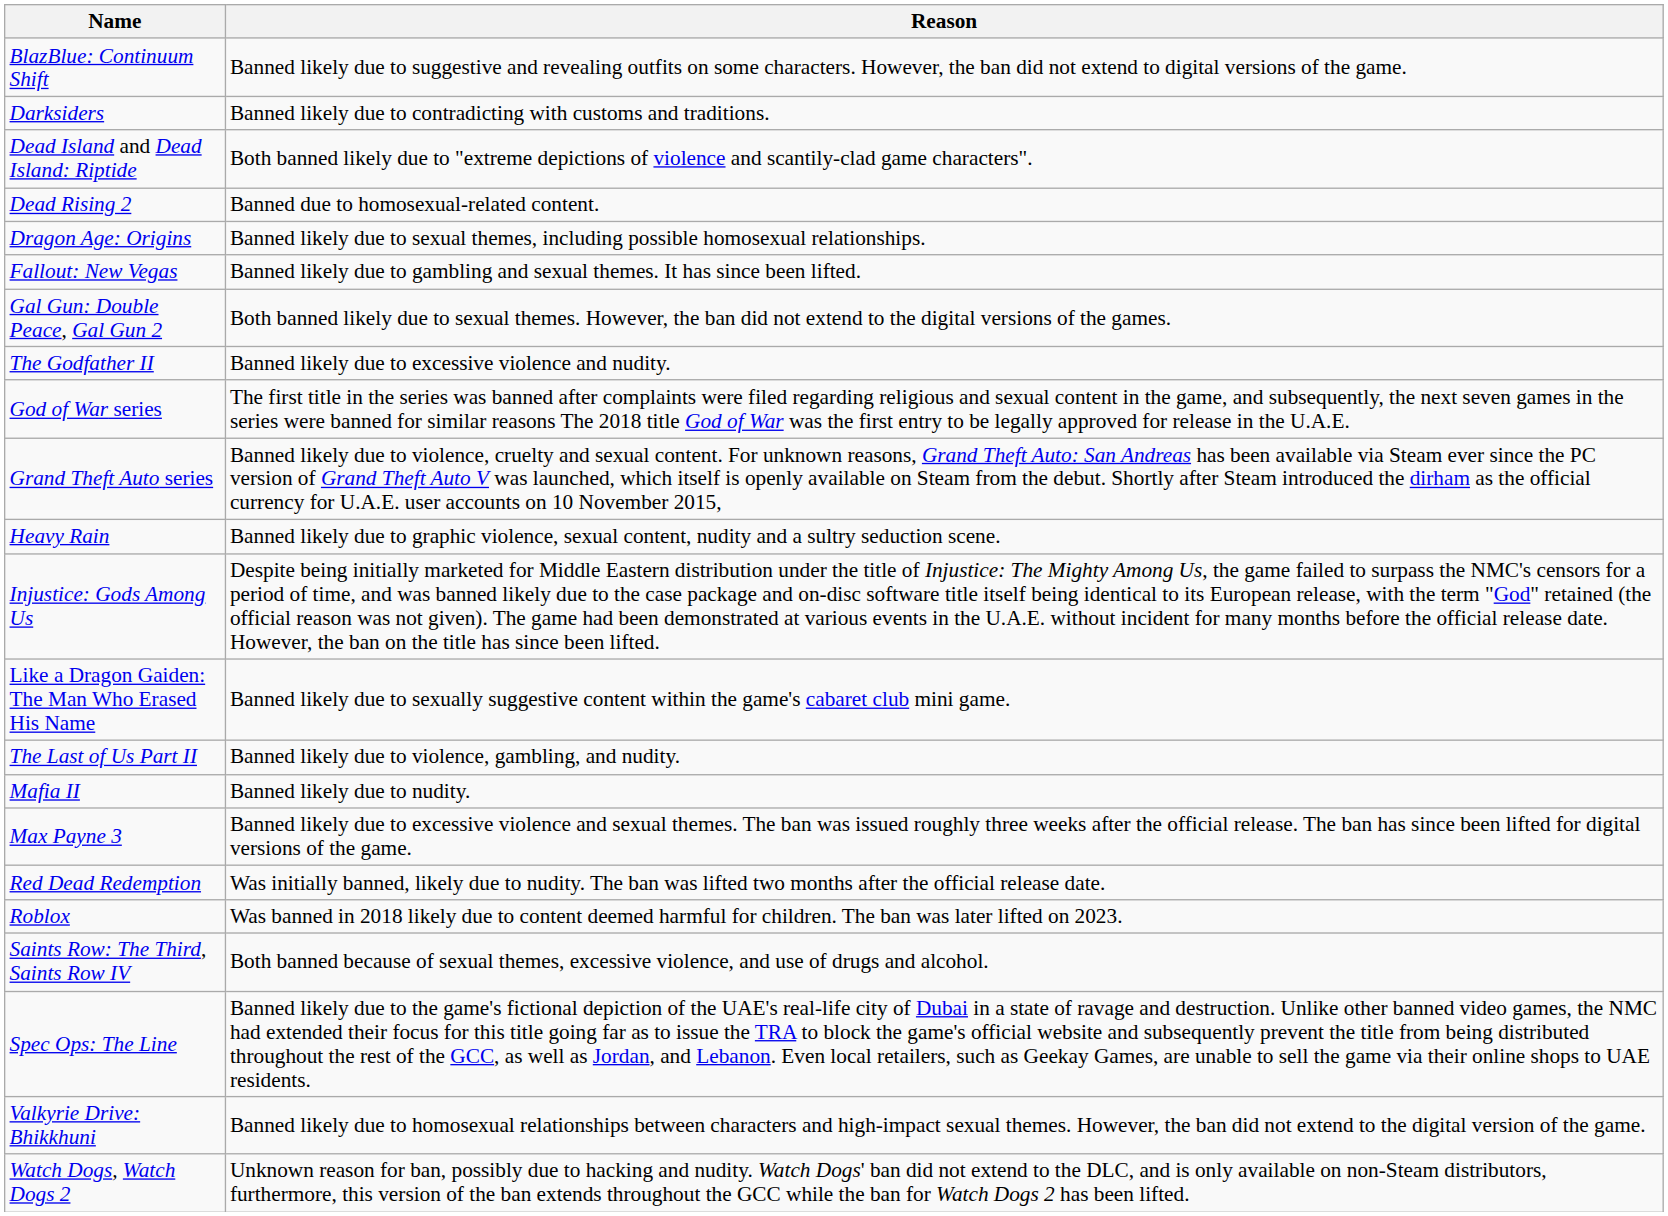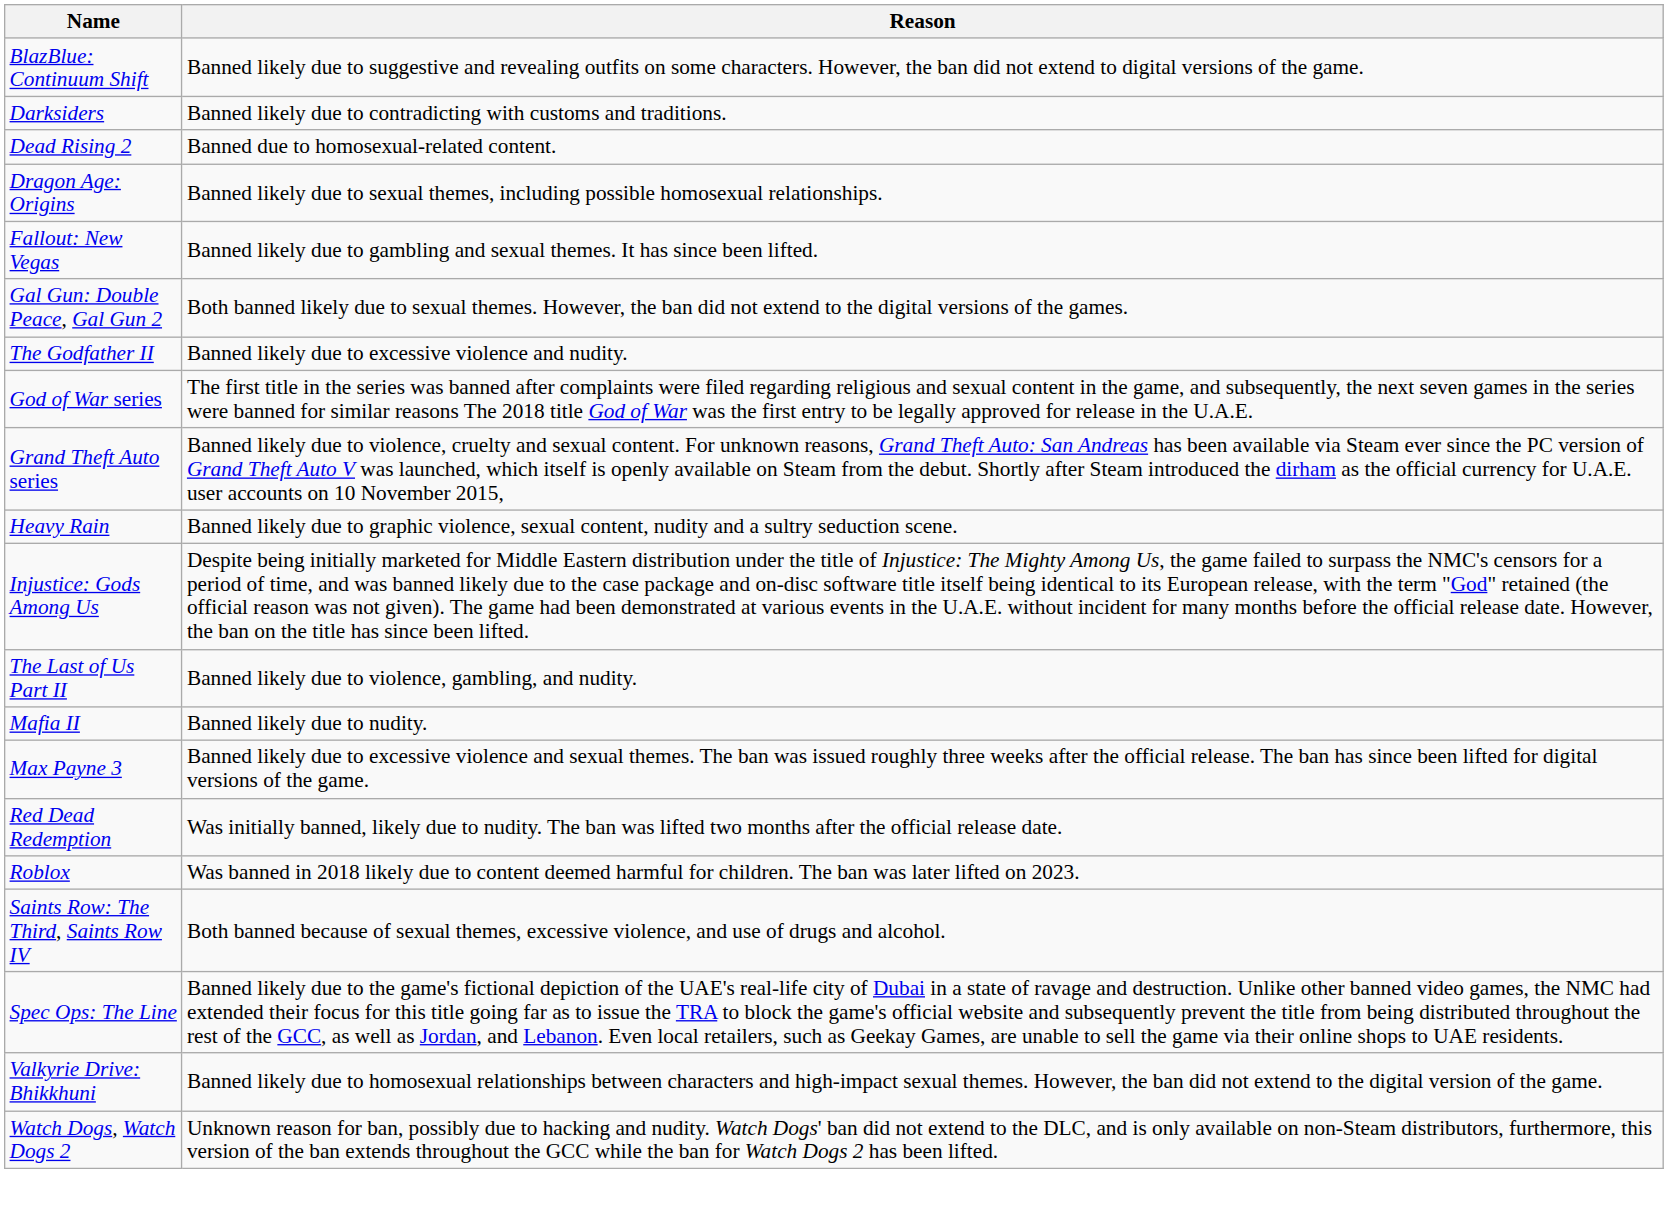- row: (106, 158)
- row: (107, 699)
